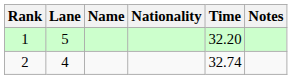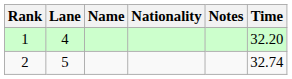columns swapped: (225, 16) <-> (266, 16)
(65, 39) 5 -> (65, 39) 4
(65, 62) 4 -> (65, 62) 5
